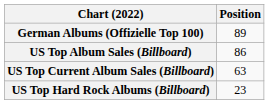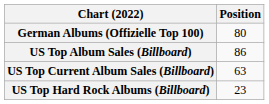(240, 33) 89 -> (240, 33) 80
